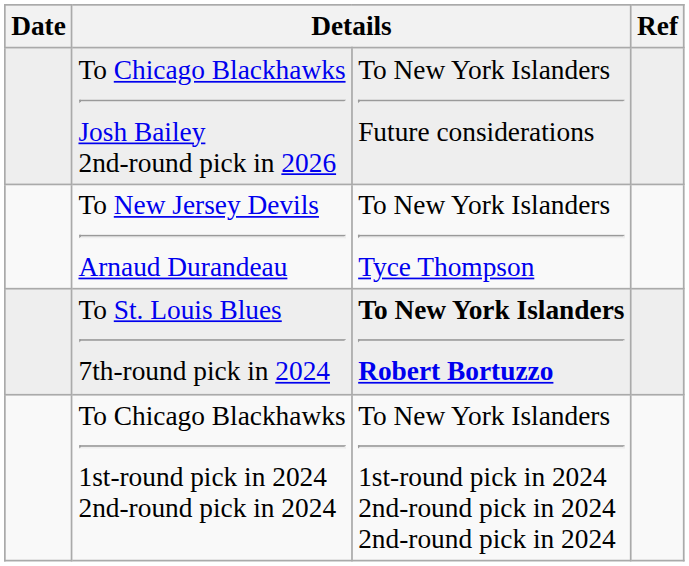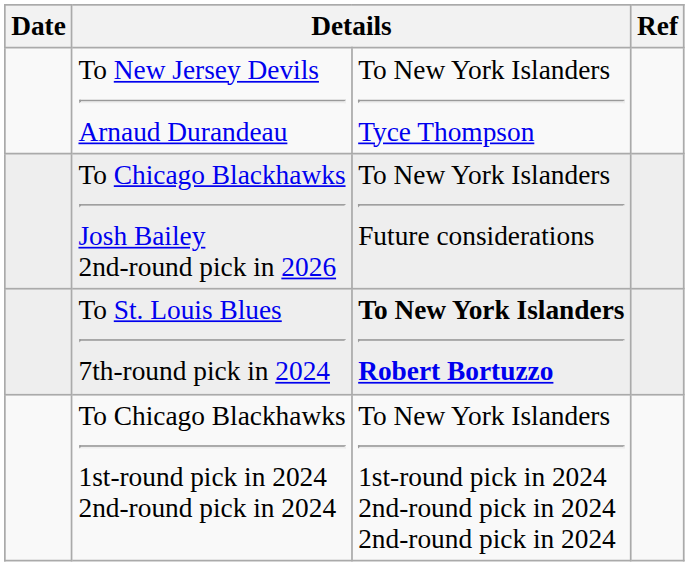rows swapped: (212, 115) <-> (212, 236)
